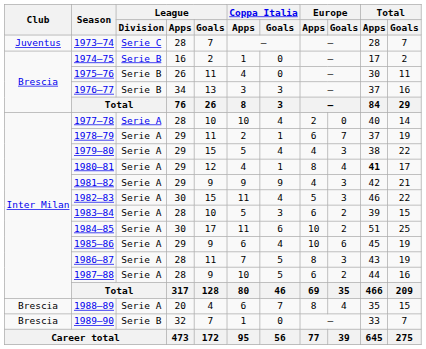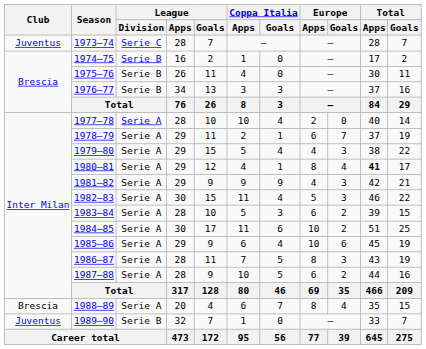(38, 321) Brescia -> (38, 321) Juventus
